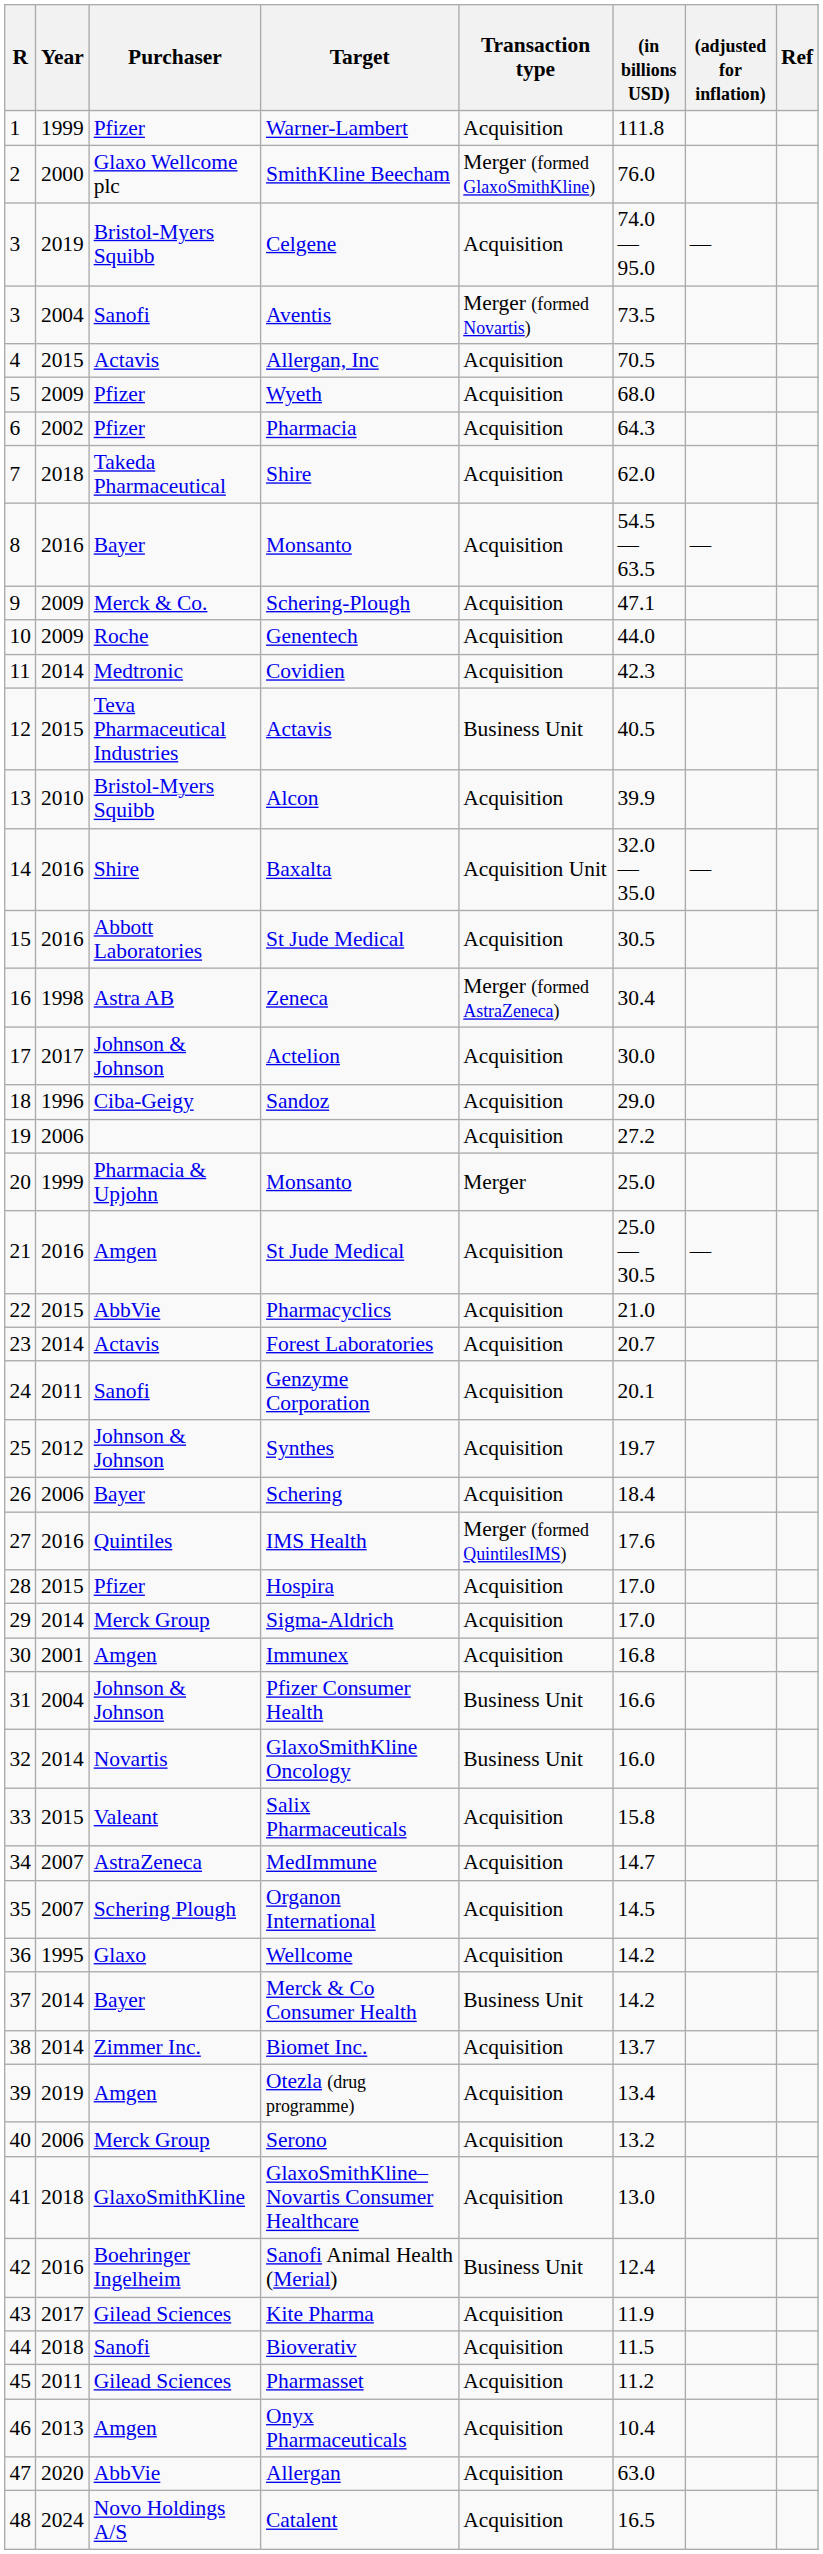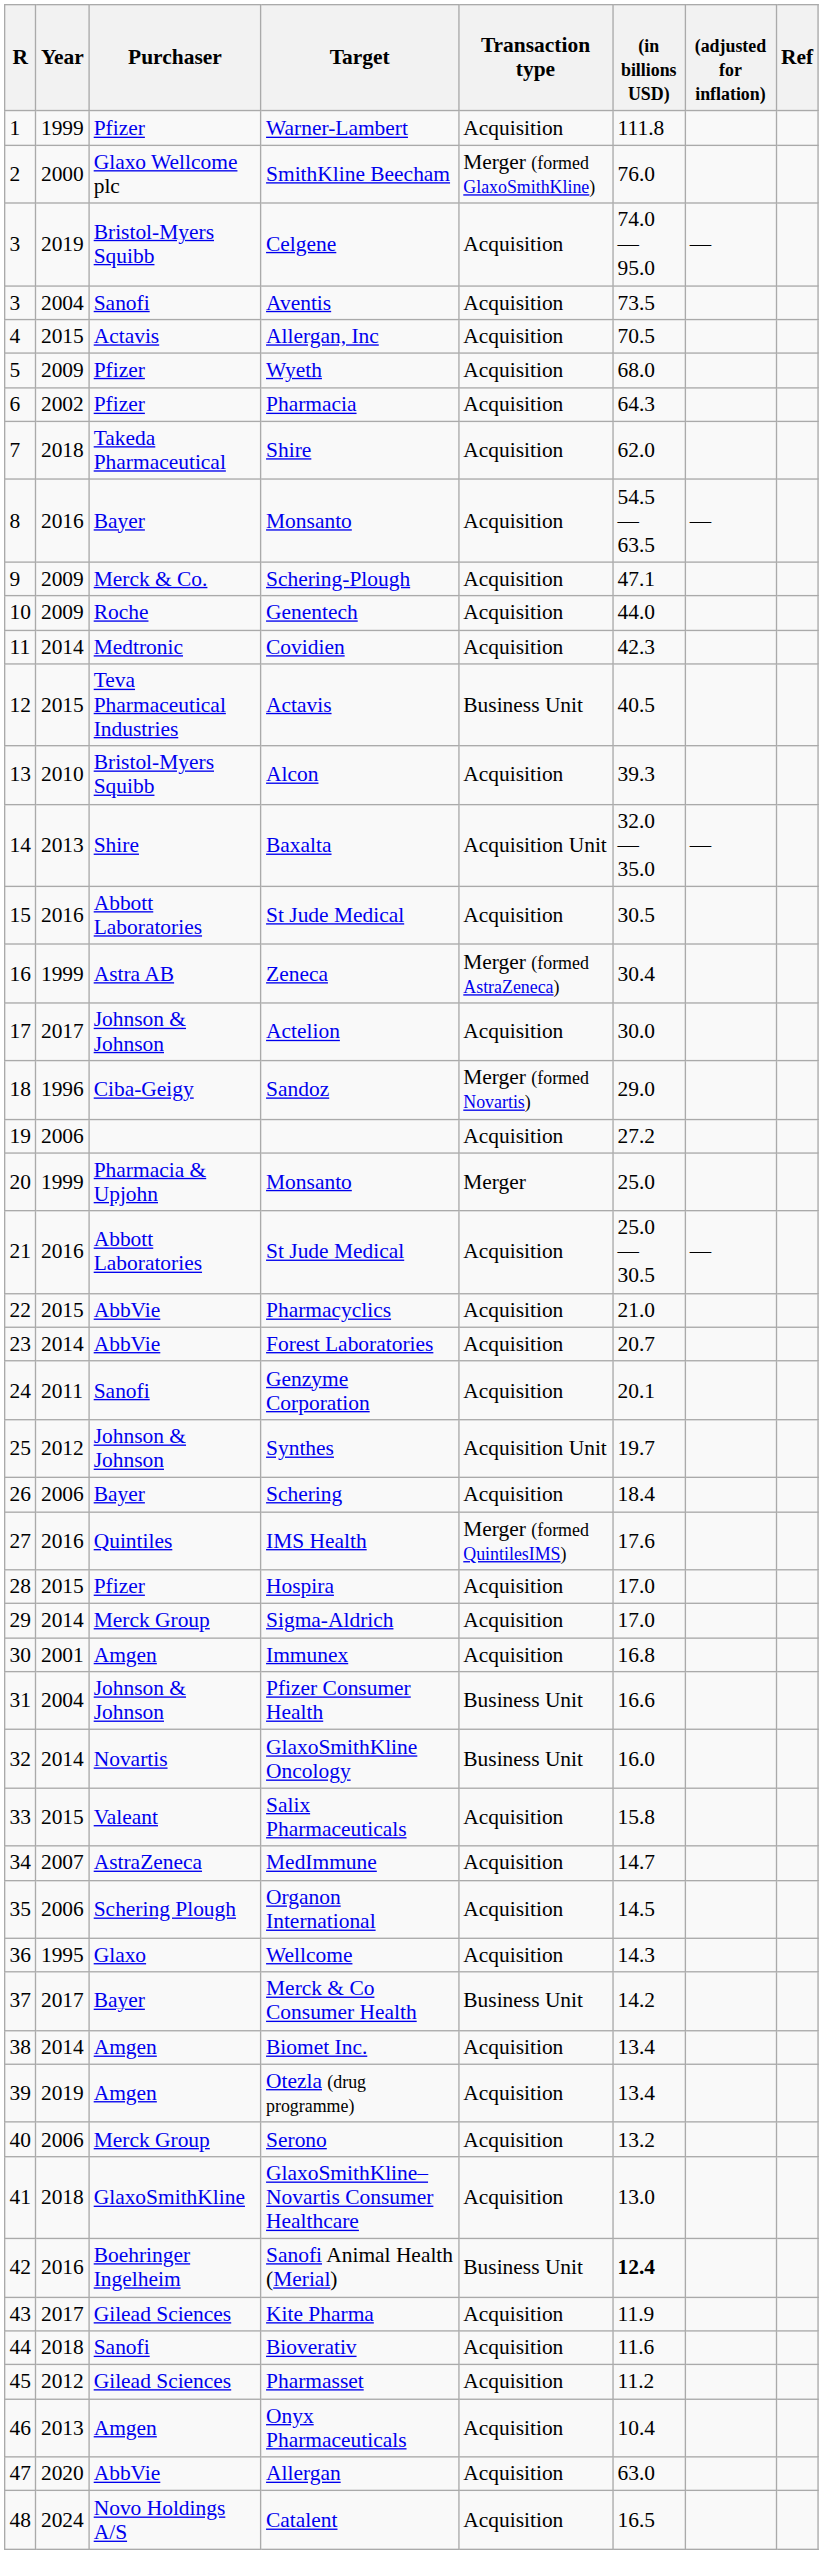(526, 314) Merger (formed Novartis) -> (513, 302) Acquisition
(636, 799) 39.9 -> (636, 774) 39.3
(62, 869) 2016 -> (62, 845) 2013
(62, 997) 1998 -> (62, 973) 1999
(513, 1101) Acquisition -> (526, 1089) Merger (formed Novartis)
(125, 1251) Amgen -> (148, 1251) Abbott Laboratories
(126, 1344) Actavis -> (127, 1344) AbbVie
(513, 1448) Acquisition -> (535, 1448) Acquisition Unit
(62, 1908) 2007 -> (62, 1908) 2006
(636, 1954) 14.2 -> (636, 1954) 14.3
(62, 2001) 2014 -> (62, 2001) 2017
(147, 2047) Zimmer Inc. -> (125, 2047) Amgen
(636, 2047) 13.7 -> (636, 2047) 13.4
(636, 2267) normal -> (636, 2267) bold
(636, 2347) 11.5 -> (636, 2347) 11.6
(62, 2381) 2011 -> (62, 2381) 2012
